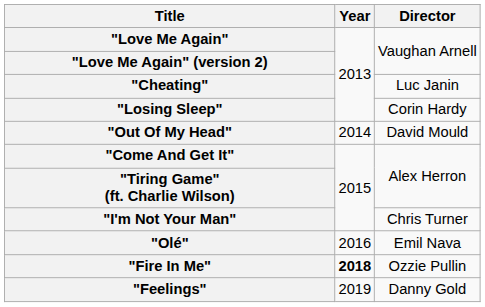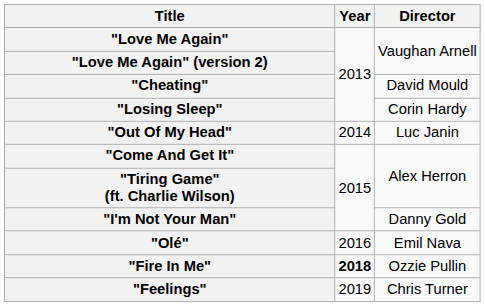(427, 86) Luc Janin -> (427, 86) David Mould
(427, 132) David Mould -> (427, 132) Luc Janin
(427, 219) Chris Turner -> (427, 219) Danny Gold
(427, 289) Danny Gold -> (427, 289) Chris Turner
